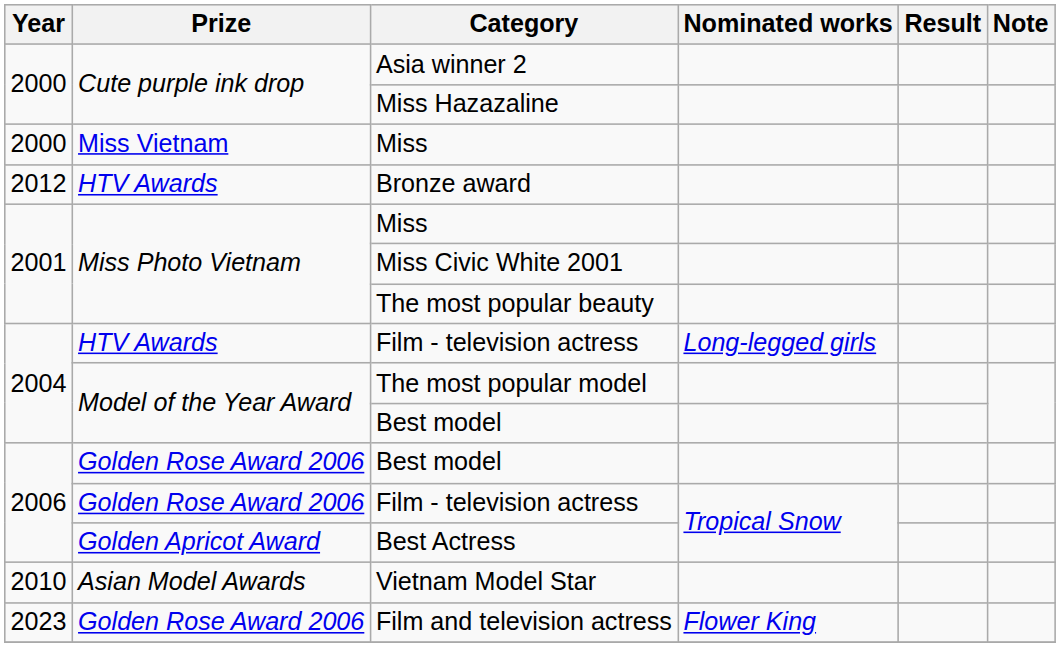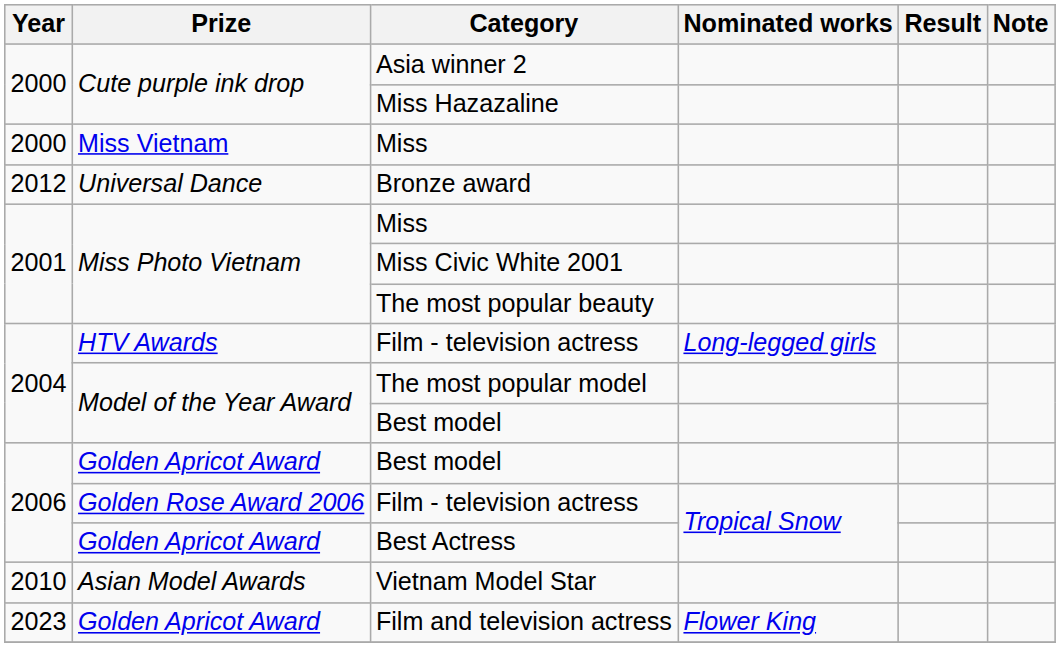(148, 183) HTV Awards -> (170, 183) Universal Dance
(221, 462) Golden Rose Award 2006 -> (199, 462) Golden Apricot Award
(221, 622) Golden Rose Award 2006 -> (199, 622) Golden Apricot Award
